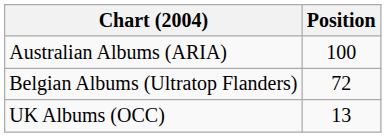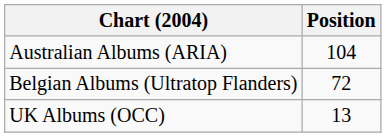(341, 52) 100 -> (341, 52) 104
